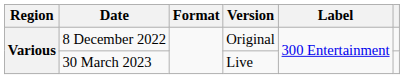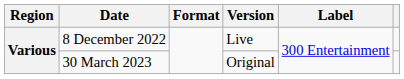(251, 39) Original -> (240, 39) Live
(240, 62) Live -> (251, 62) Original
